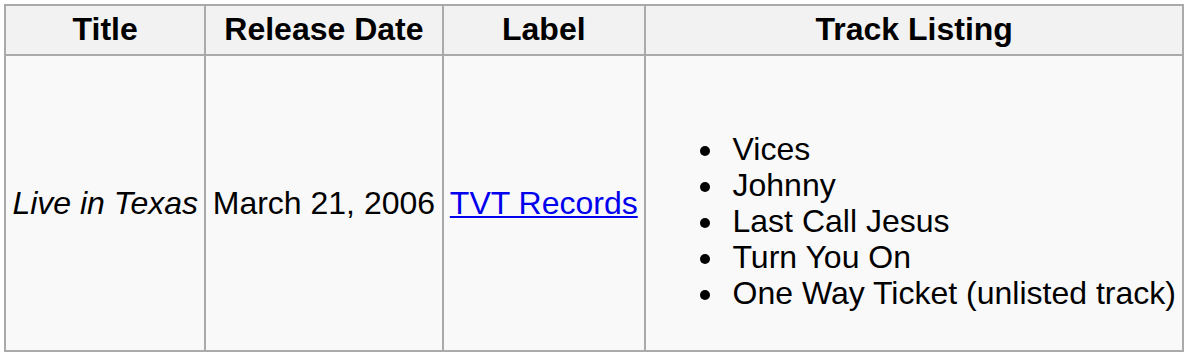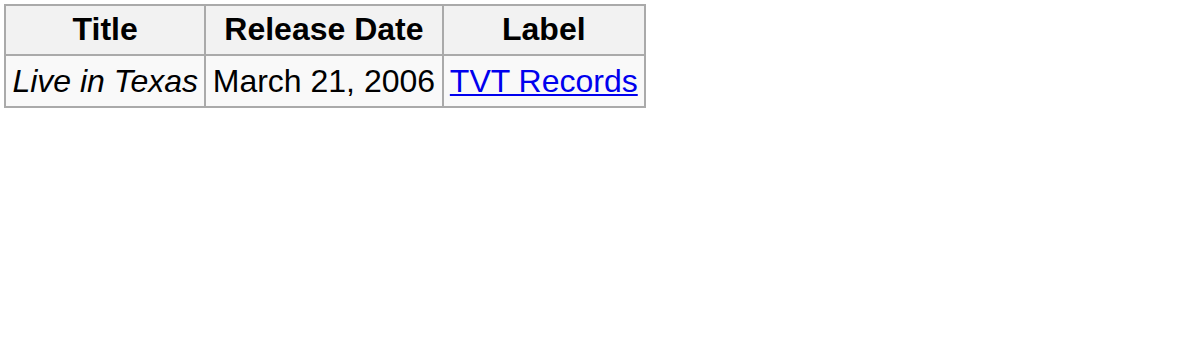- column: (914, 29)
